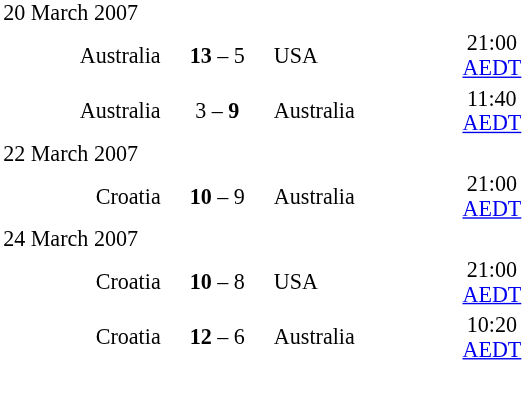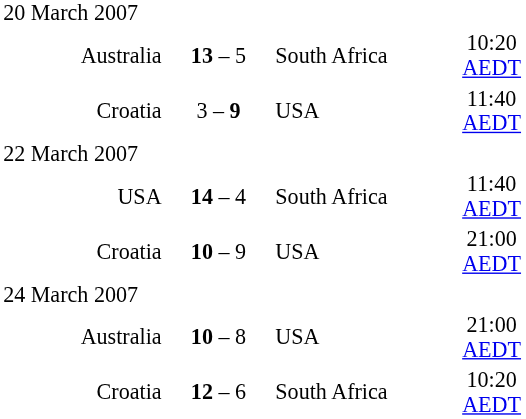(296, 55) USA -> (331, 55) South Africa
(492, 55) 21:00 AEDT -> (492, 55) 10:20 AEDT
(120, 110) Australia -> (129, 110) Croatia
(314, 110) Australia -> (297, 110) USA
+ row: (218, 196)
(314, 196) Australia -> (297, 251) USA
(128, 281) Croatia -> (121, 337) Australia
(314, 337) Australia -> (331, 392) South Africa
